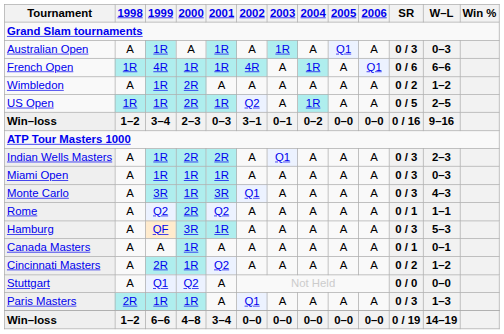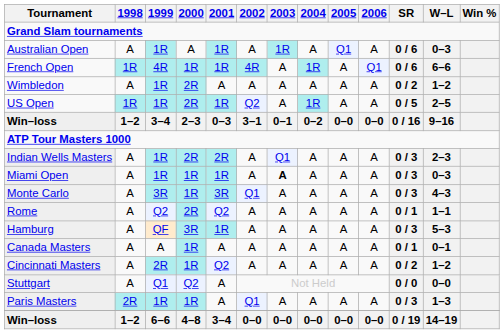(406, 49) 0 / 3 -> (406, 49) 0 / 6
(283, 175) normal -> (283, 175) bold
